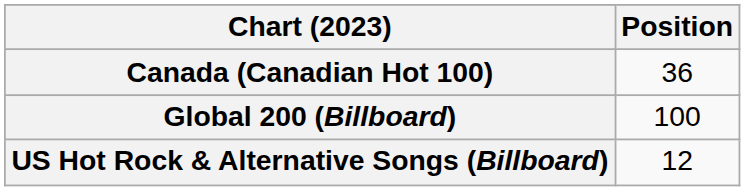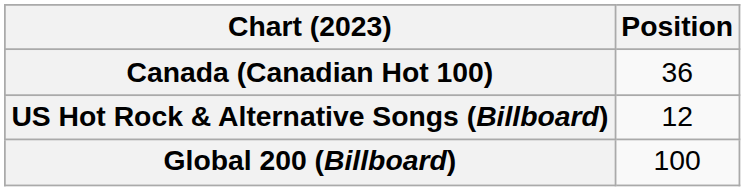rows swapped: (310, 116) <-> (310, 161)
